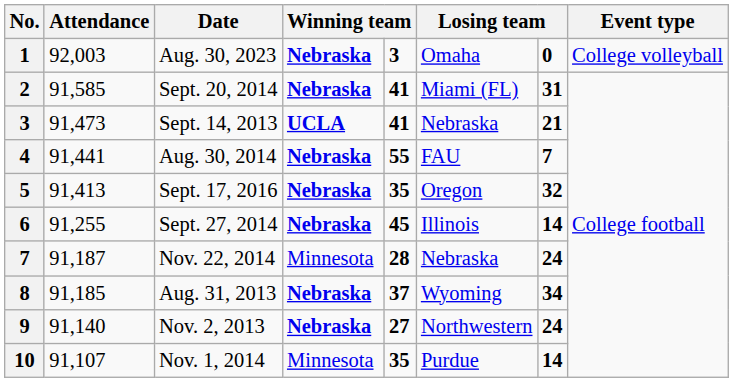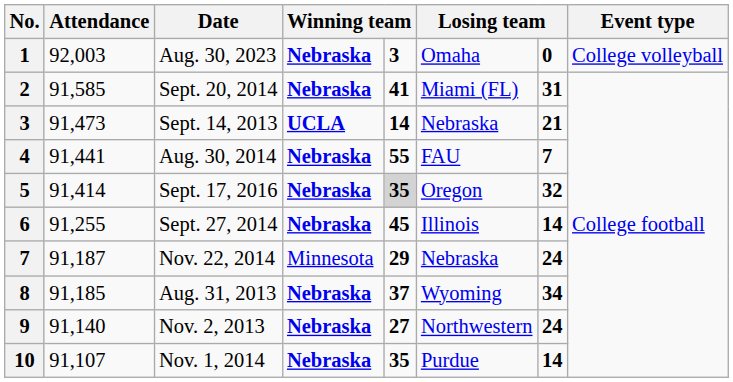(399, 123) 41 -> (399, 123) 14
(77, 190) 91,413 -> (77, 190) 91,414
(399, 190) no background -> (399, 190) lightgrey background
(399, 258) 28 -> (399, 258) 29
(330, 359) Minnesota -> (329, 359) Nebraska
